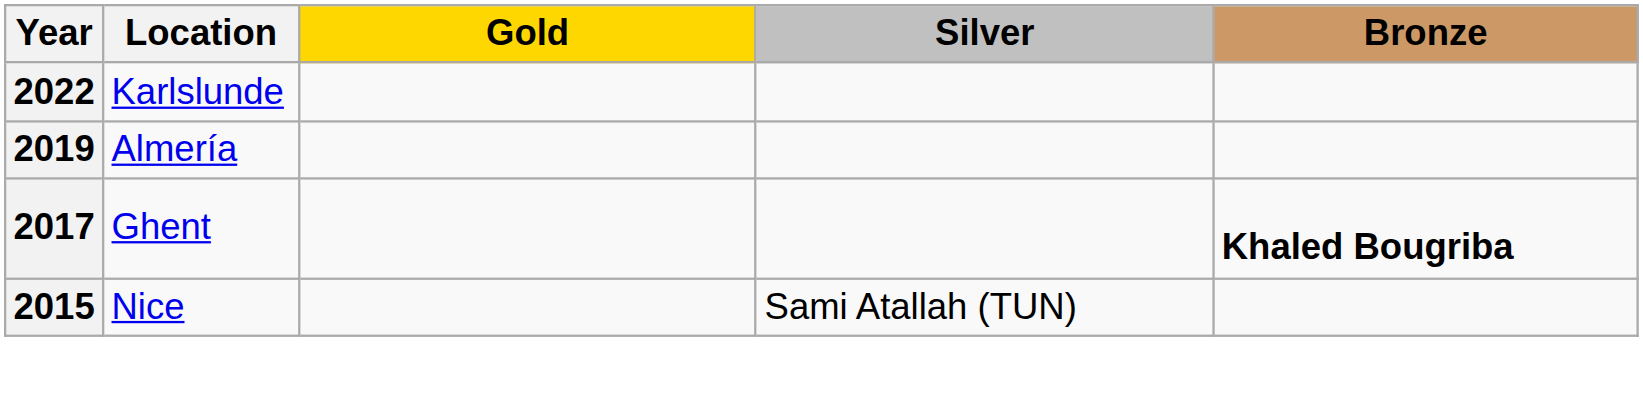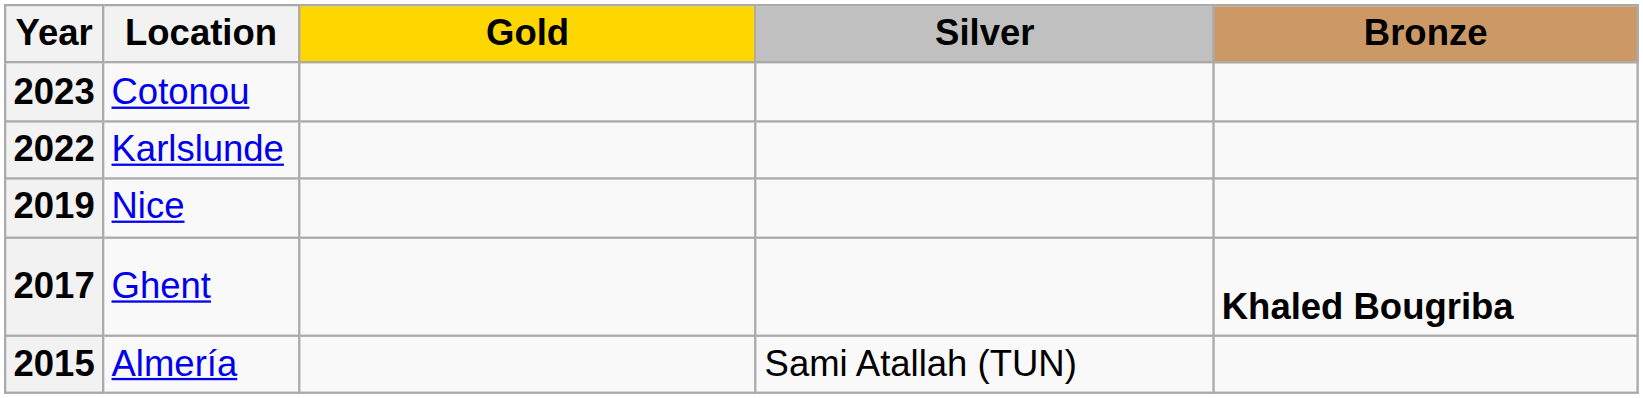+ row: (54, 91)
(174, 149) Almería -> (148, 206) Nice
(148, 305) Nice -> (174, 363) Almería
